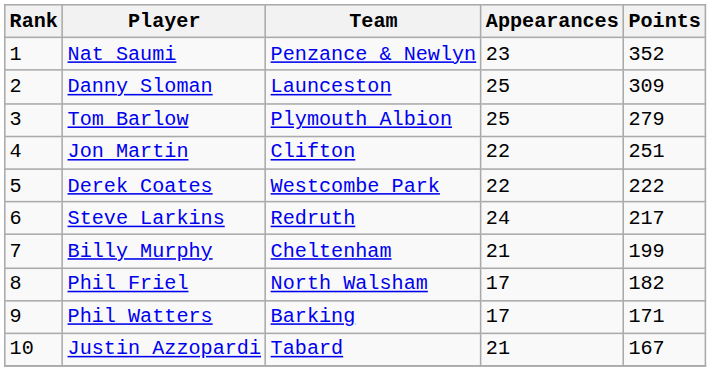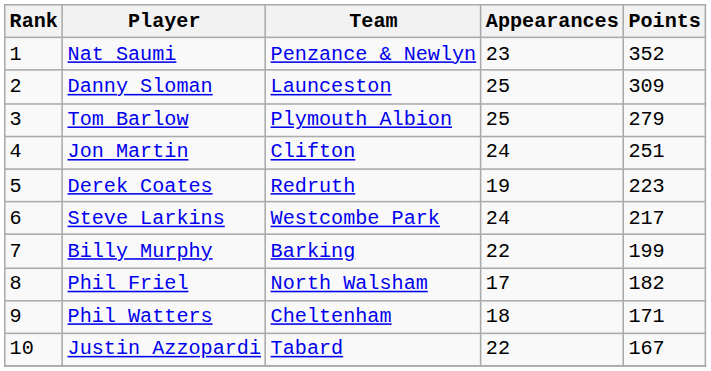(498, 153) 22 -> (498, 153) 24
(355, 185) Westcombe Park -> (313, 185) Redruth
(498, 185) 22 -> (498, 185) 19
(647, 185) 222 -> (647, 185) 223
(313, 218) Redruth -> (355, 218) Westcombe Park
(331, 251) Cheltenham -> (313, 251) Barking
(498, 251) 21 -> (498, 251) 22
(313, 317) Barking -> (331, 317) Cheltenham
(498, 317) 17 -> (498, 317) 18
(498, 350) 21 -> (498, 350) 22
